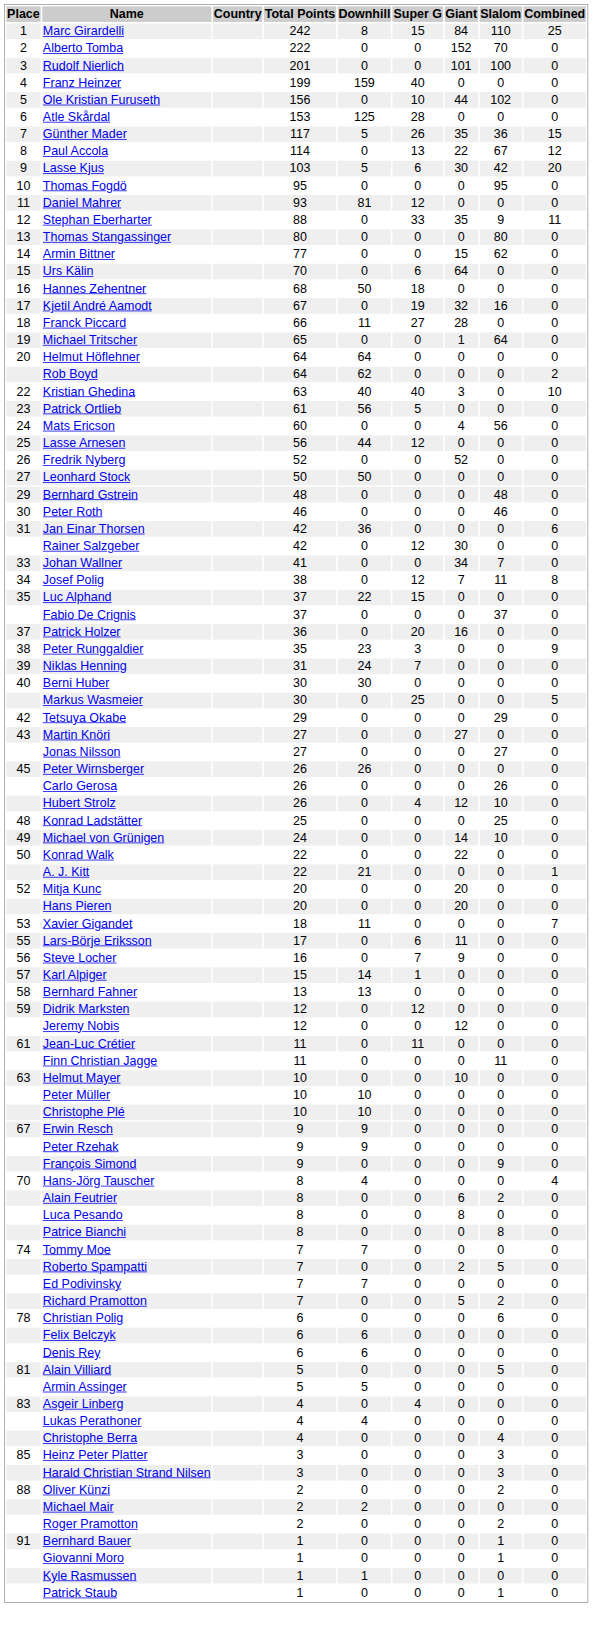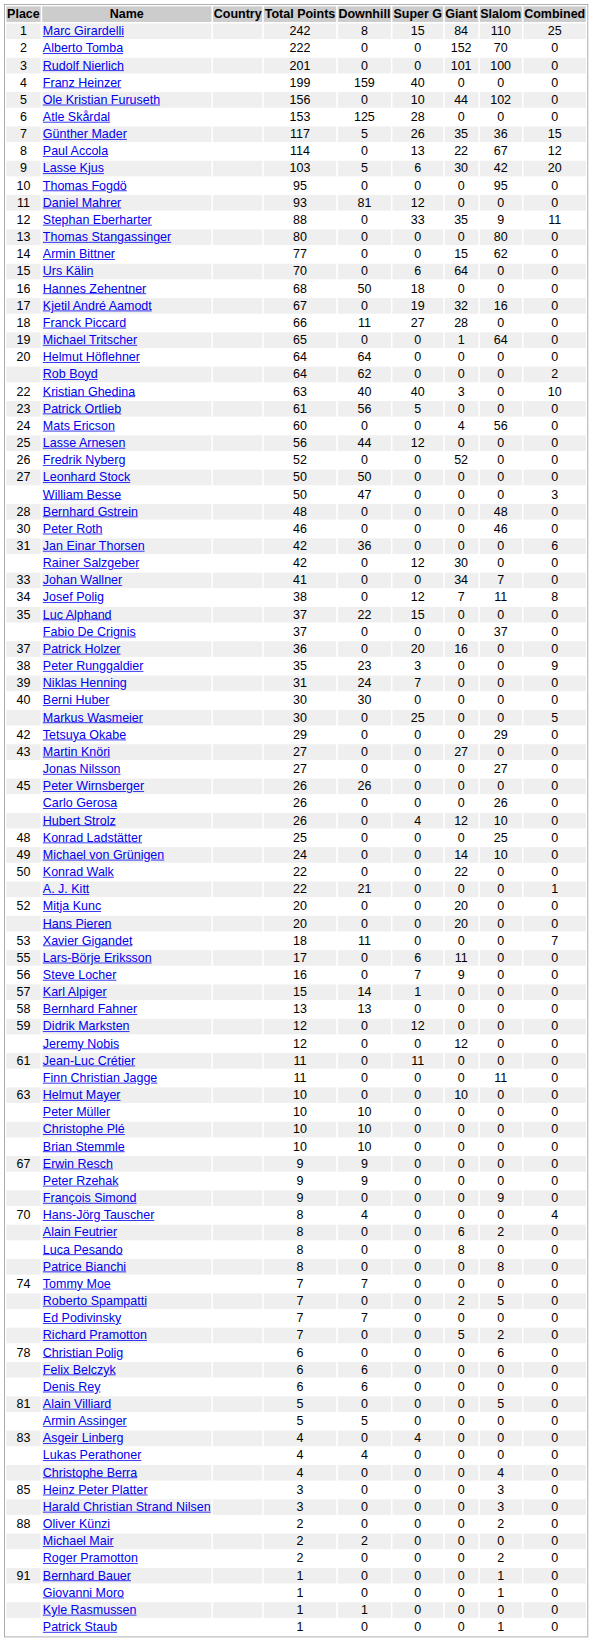+ row: (82, 494)
(23, 494) 29 -> (23, 511) 28
+ row: (84, 1146)
